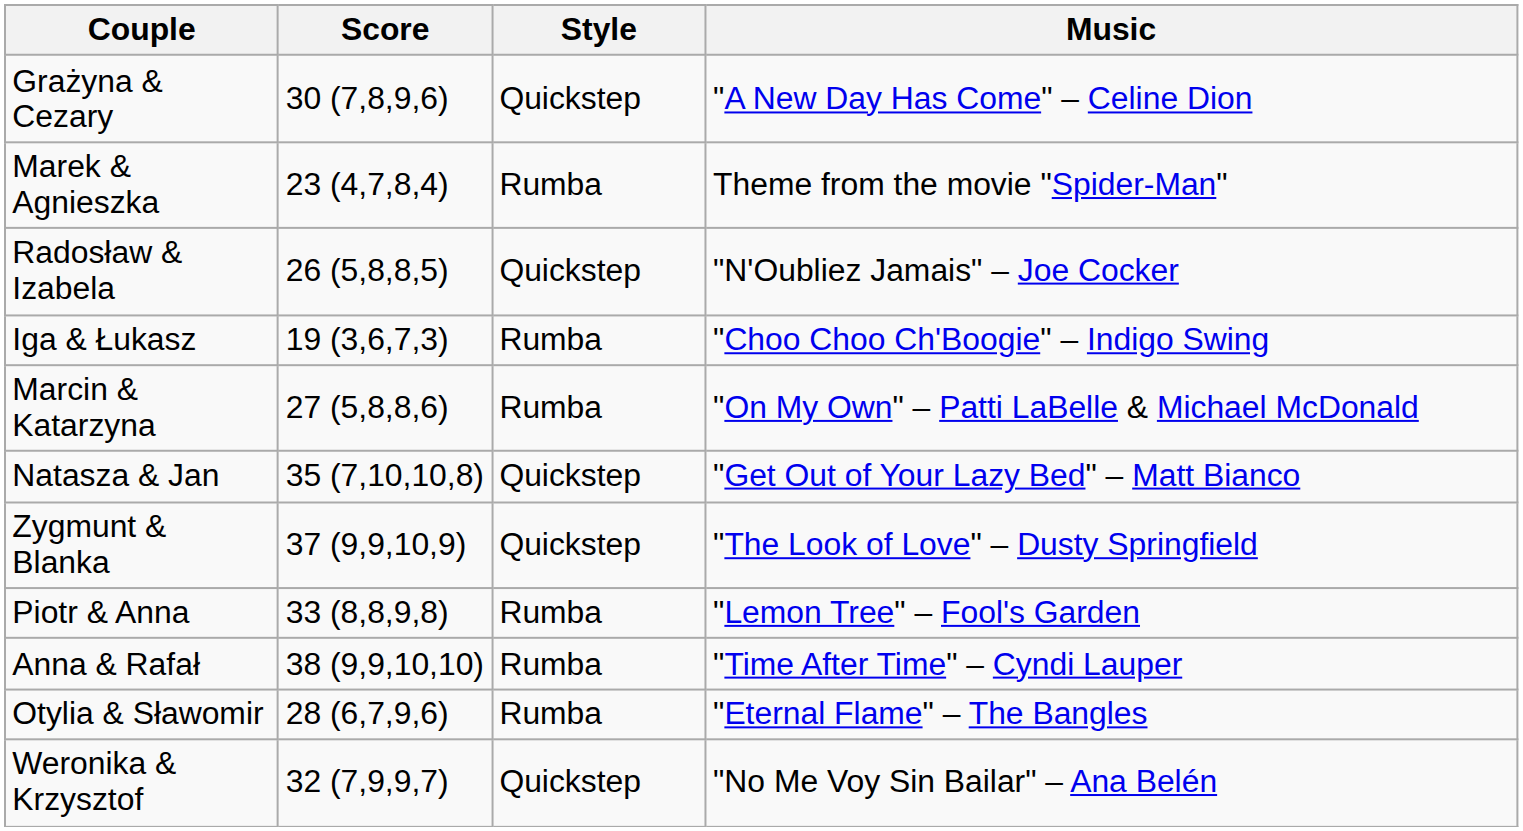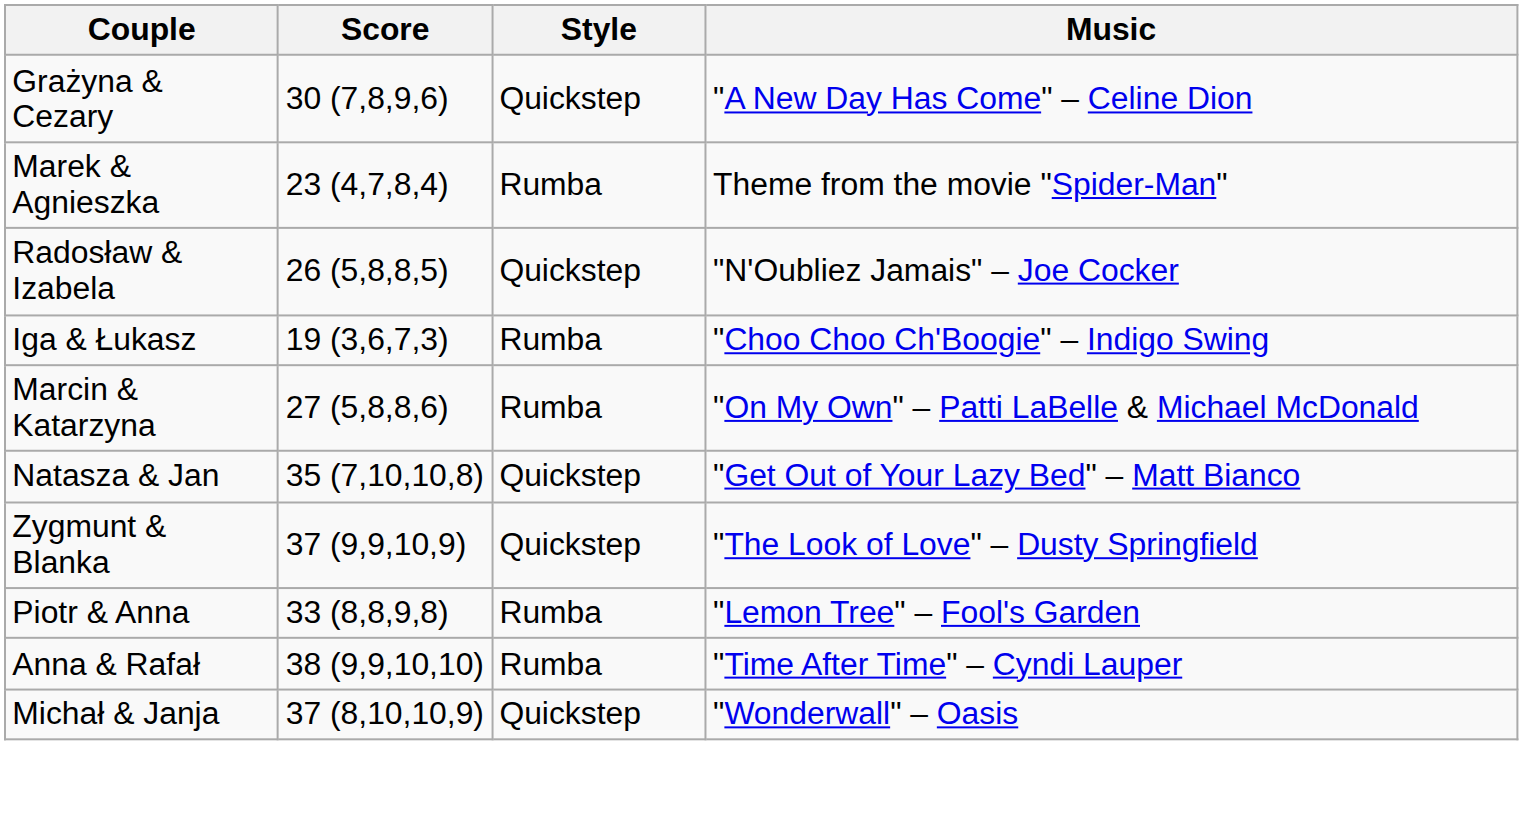+ row: (116, 713)
- row: (138, 713)
- row: (94, 782)
